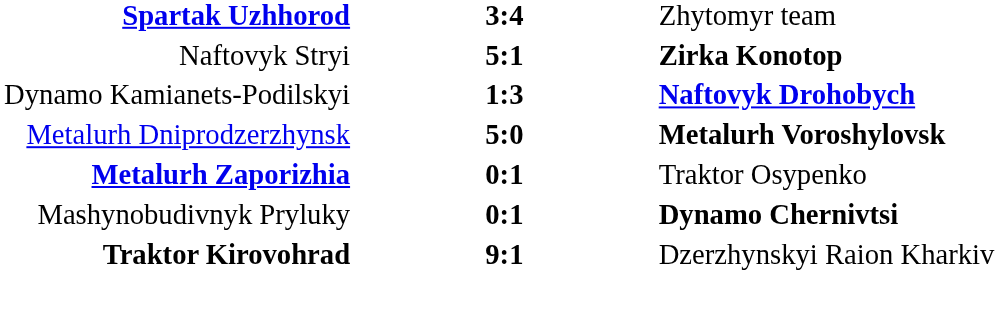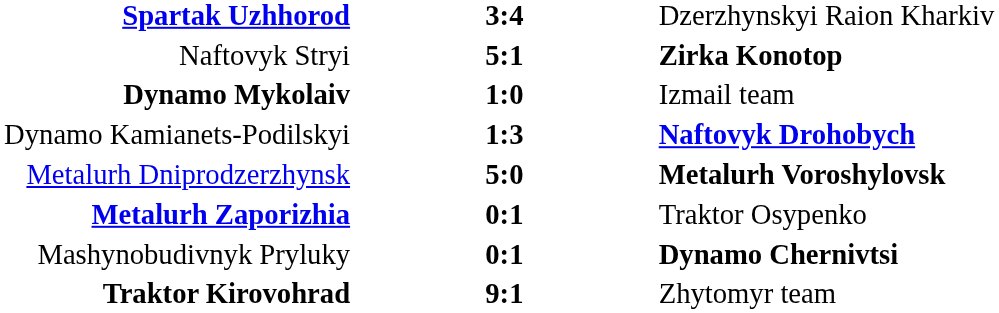(747, 15) Zhytomyr team -> (826, 15) Dzerzhynskyi Raion Kharkiv
+ row: (237, 94)
(826, 254) Dzerzhynskyi Raion Kharkiv -> (747, 293) Zhytomyr team
